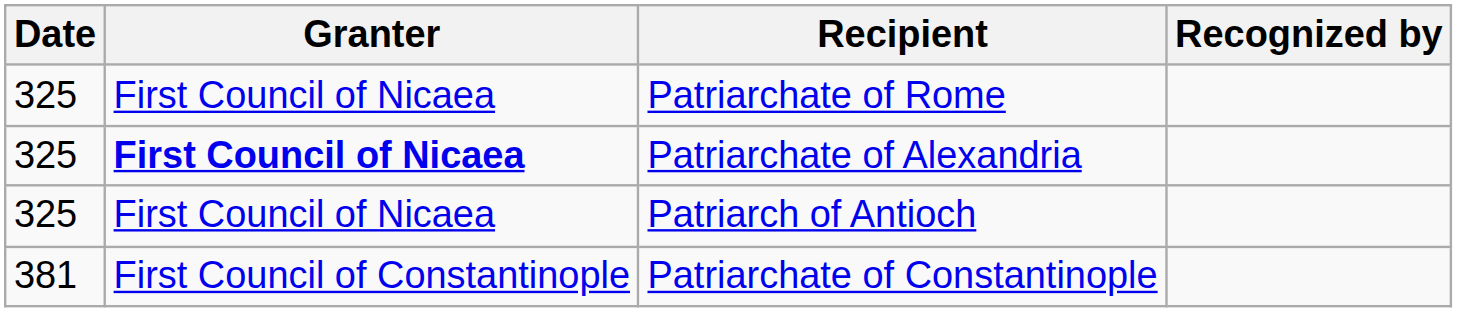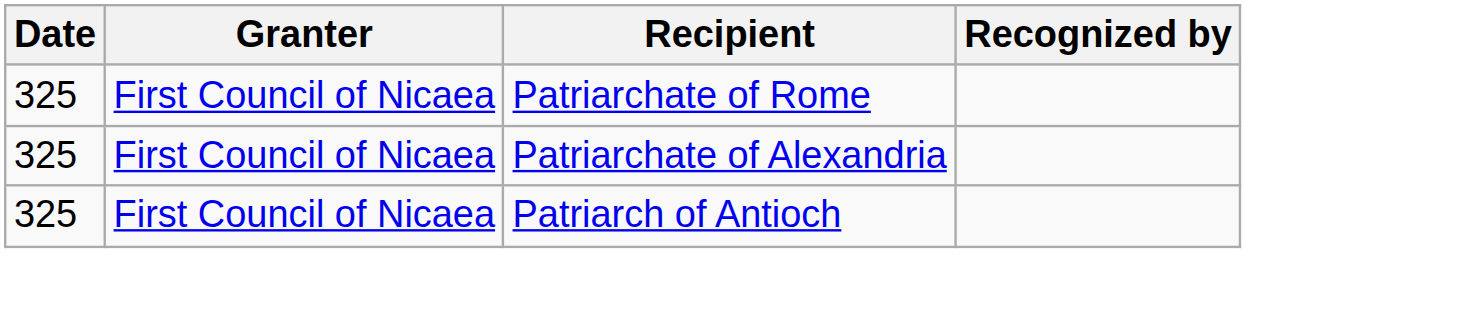(319, 154) bold -> (304, 154) normal
- row: (903, 275)
